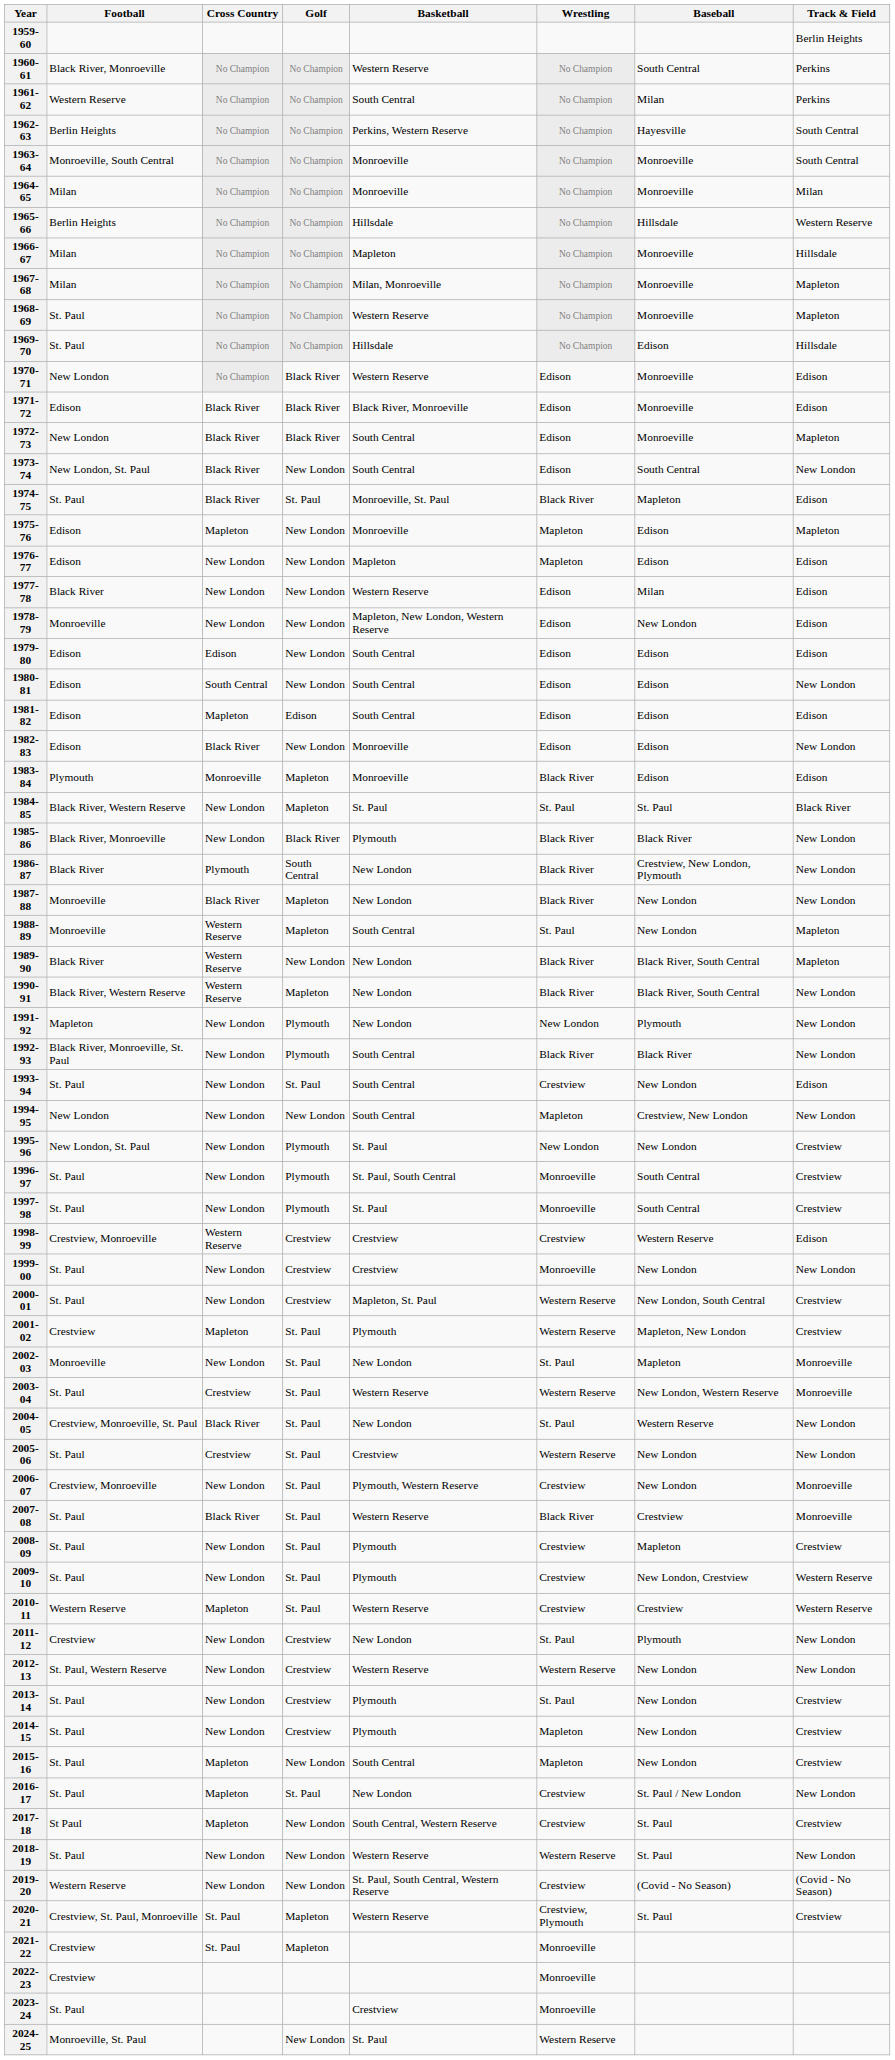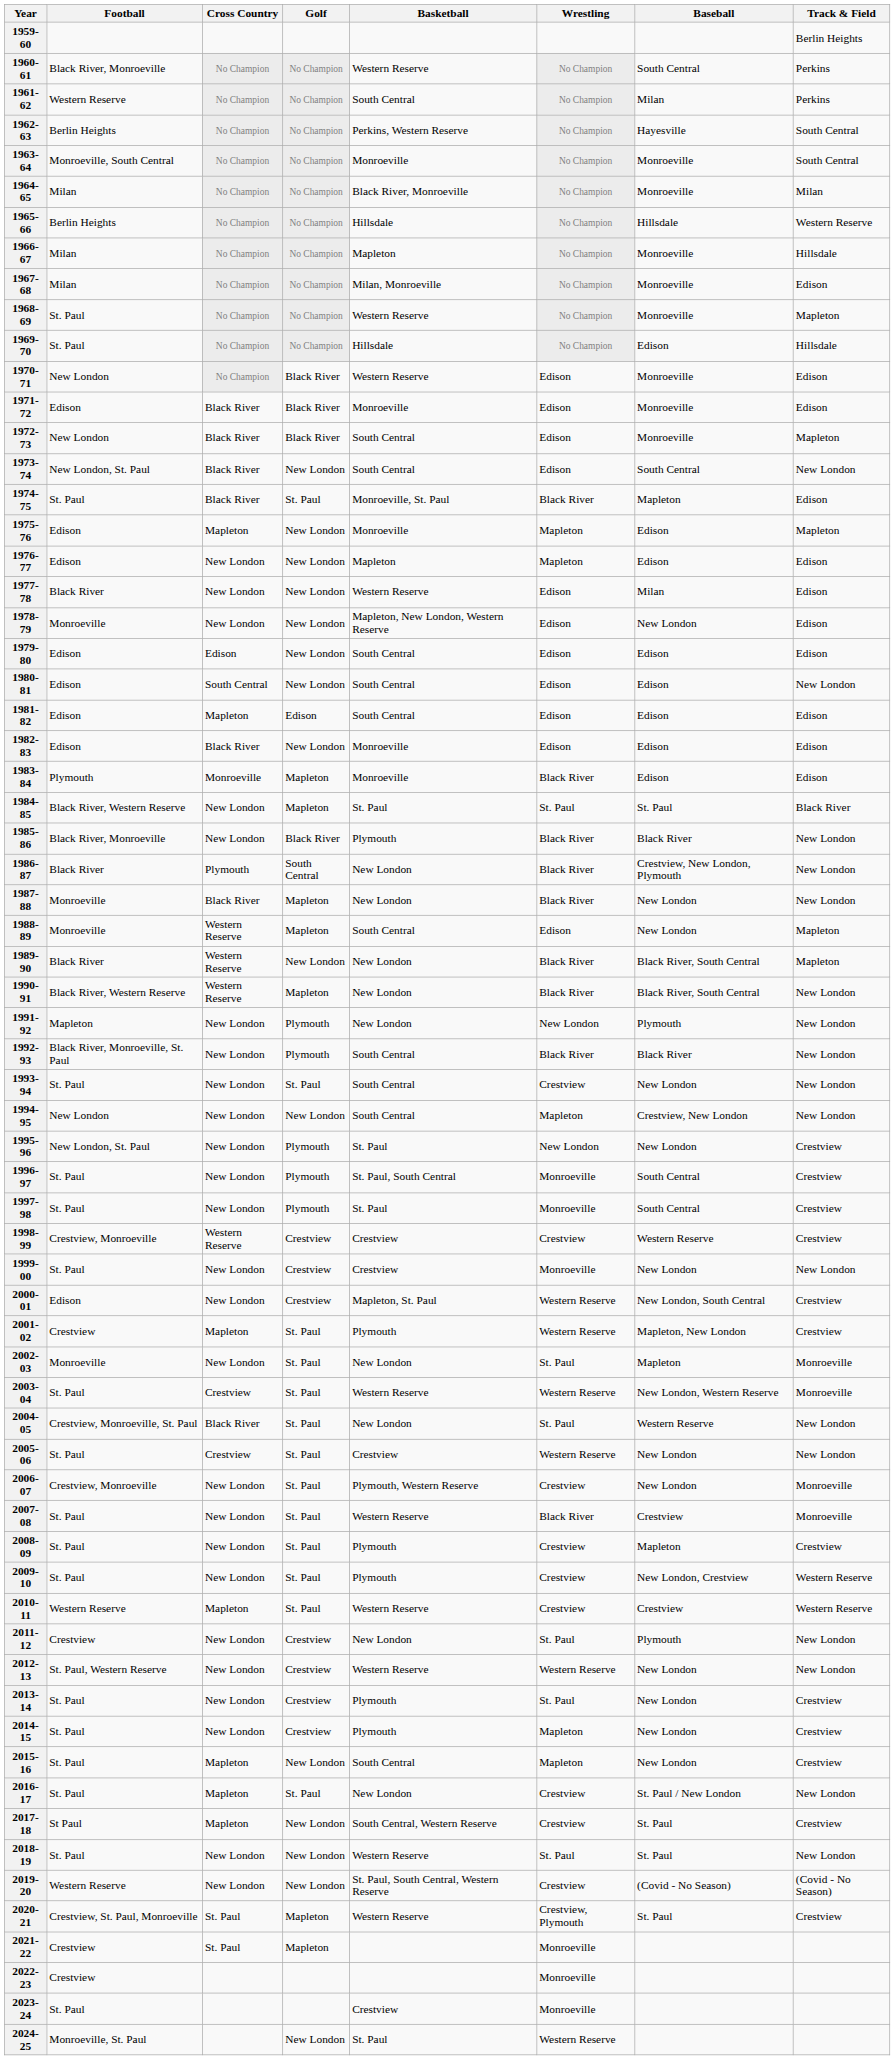(380, 191) Monroeville -> (410, 191) Black River, Monroeville
(818, 284) Mapleton -> (812, 284) Edison
(410, 407) Black River, Monroeville -> (380, 407) Monroeville
(826, 746) New London -> (812, 746) Edison
(557, 931) St. Paul -> (555, 931) Edison
(812, 1084) Edison -> (826, 1084) New London
(812, 1238) Edison -> (819, 1238) Crestview
(67, 1300) St. Paul -> (65, 1300) Edison
(232, 1516) Black River -> (235, 1516) New London
(577, 1854) Western Reserve -> (557, 1854) St. Paul
